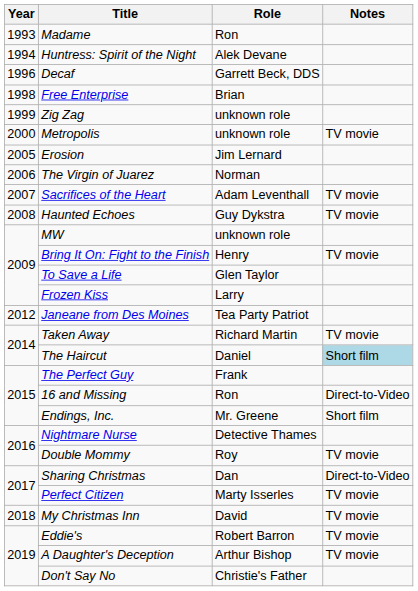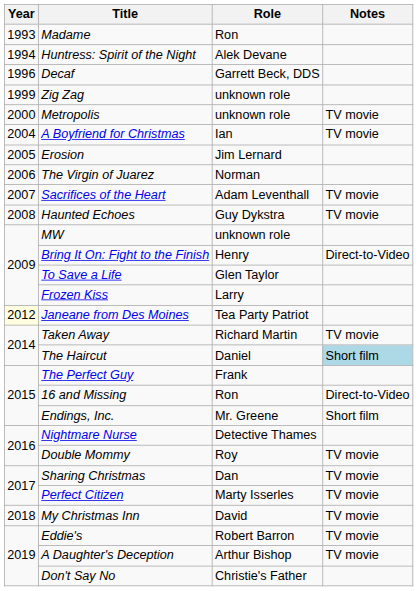- row: (85, 94)
+ row: (113, 134)
(352, 255) TV movie -> (368, 255) Direct-to-Video
(21, 315) no background -> (21, 315) lightyellow background
(368, 475) Direct-to-Video -> (352, 475) TV movie
